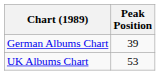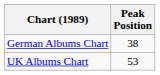(133, 43) 39 -> (133, 43) 38
